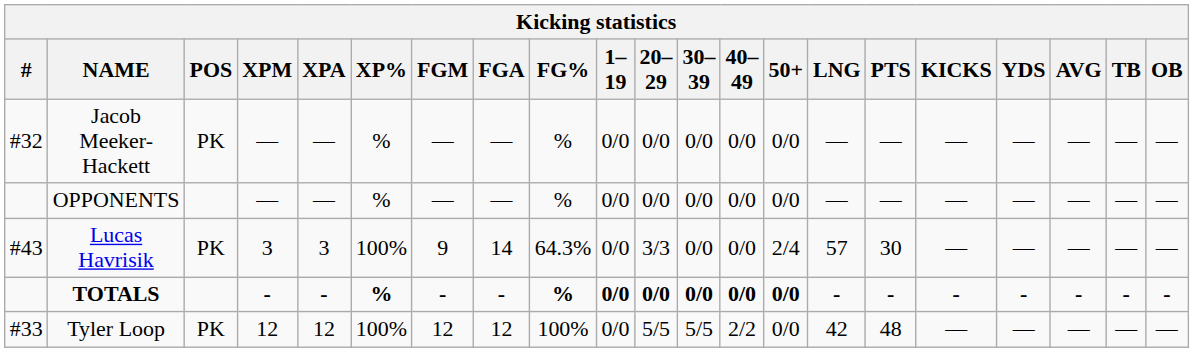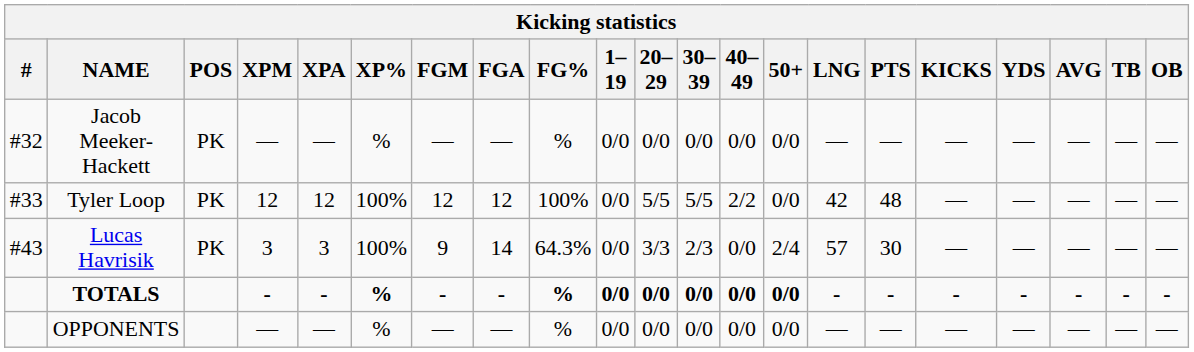rows swapped: (116, 329) <-> (116, 200)
(699, 247) 0/0 -> (699, 247) 2/3
